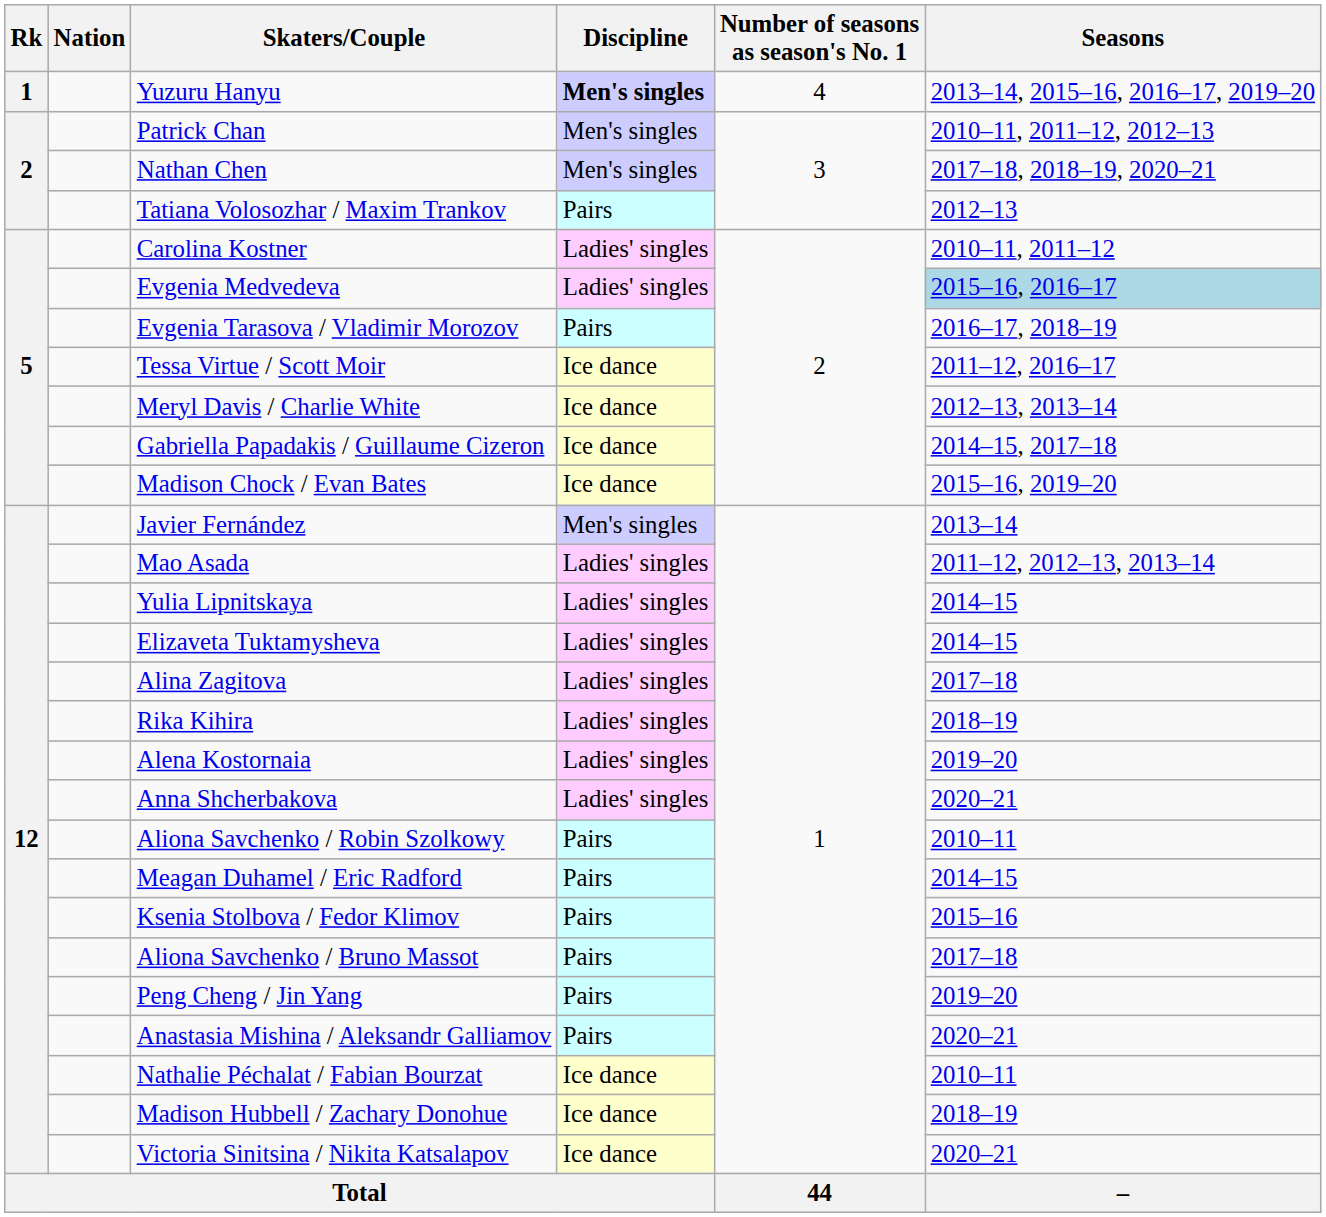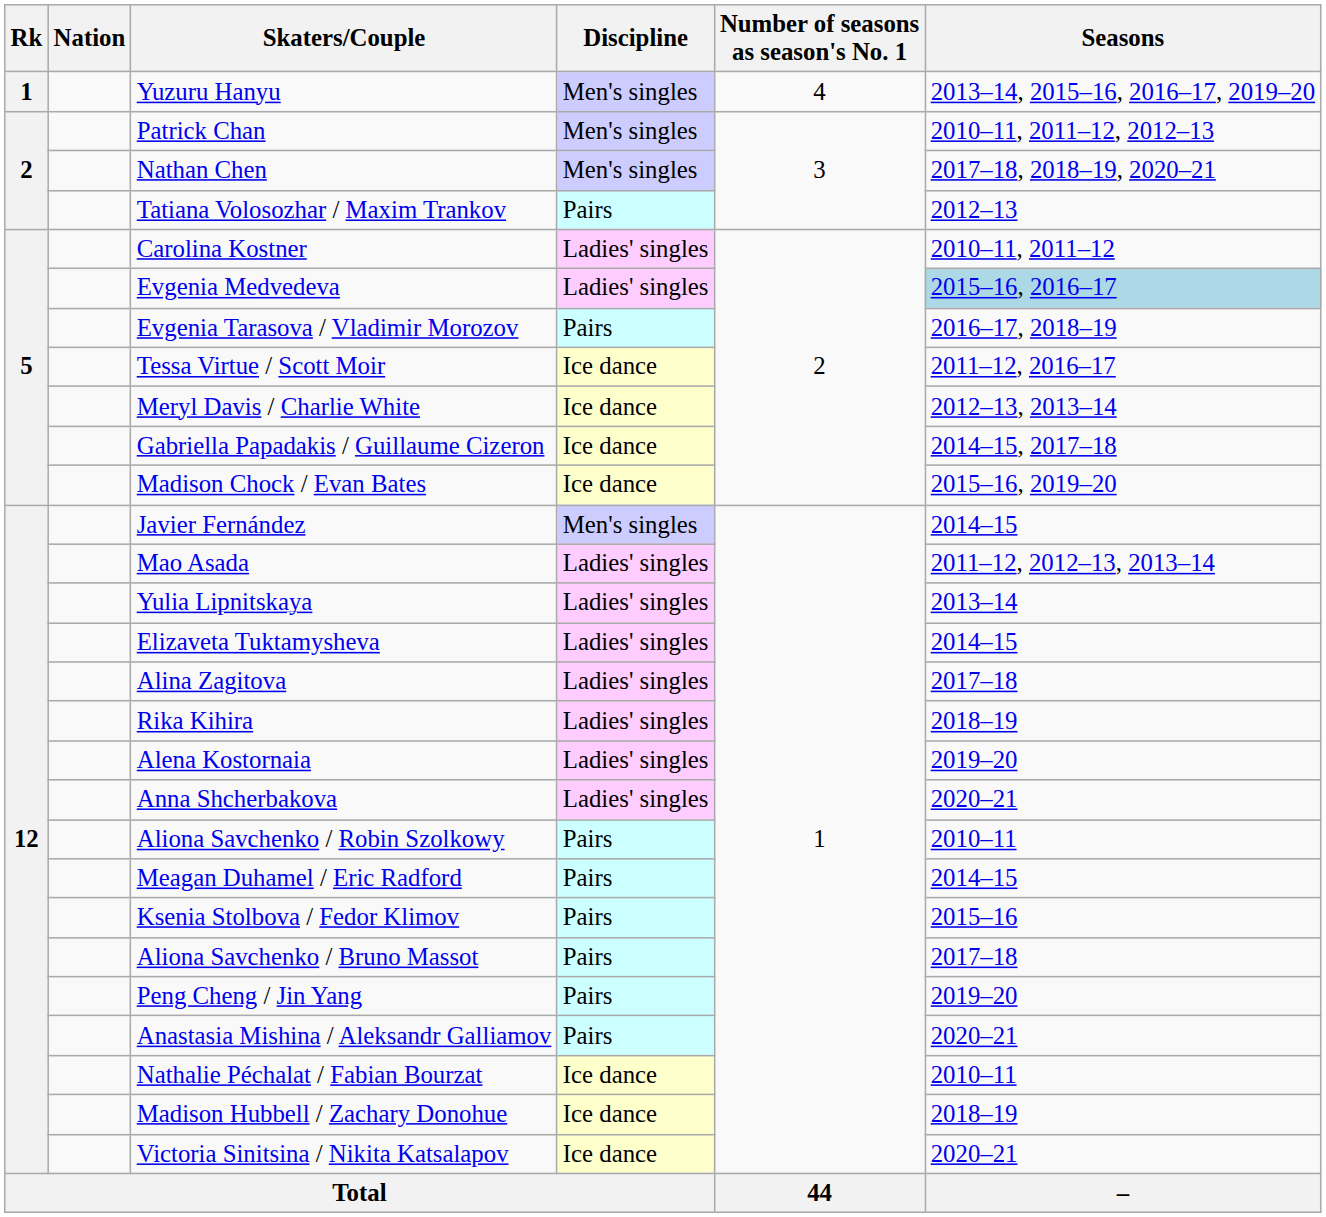(633, 91) bold -> (630, 91) normal
(974, 524) 2013–14 -> (974, 524) 2014–15
(974, 602) 2014–15 -> (974, 602) 2013–14
